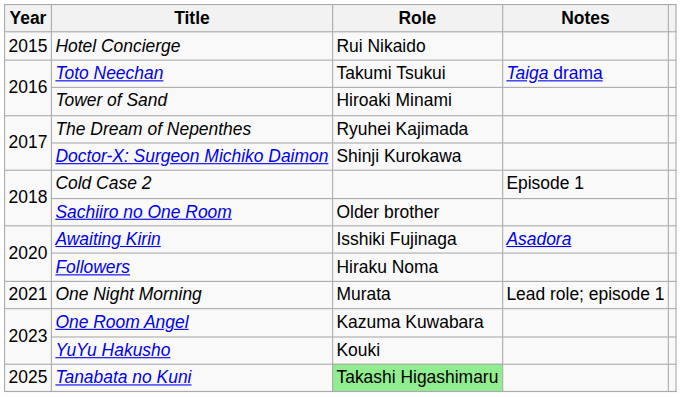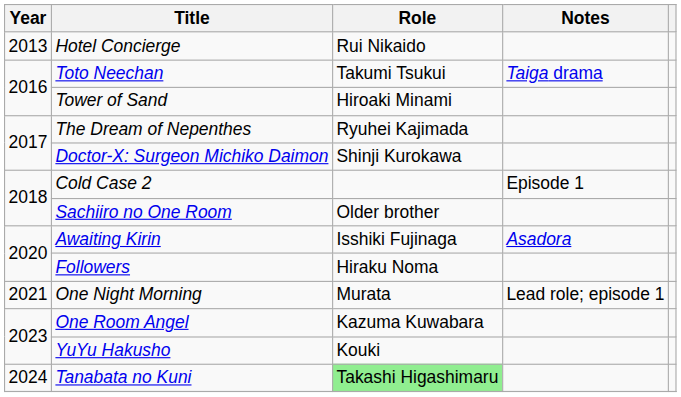(28, 45) 2015 -> (28, 45) 2013
(28, 377) 2025 -> (28, 377) 2024
